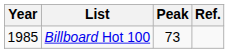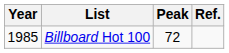(173, 37) 73 -> (173, 37) 72
